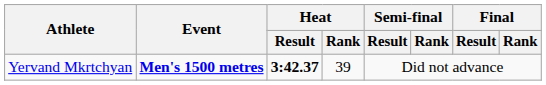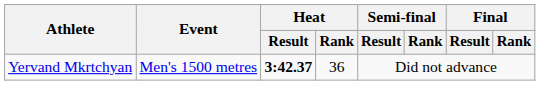(202, 67) bold -> (198, 67) normal
(343, 67) 39 -> (337, 67) 36
